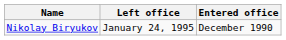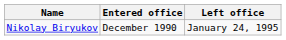columns swapped: (238, 12) <-> (148, 12)
